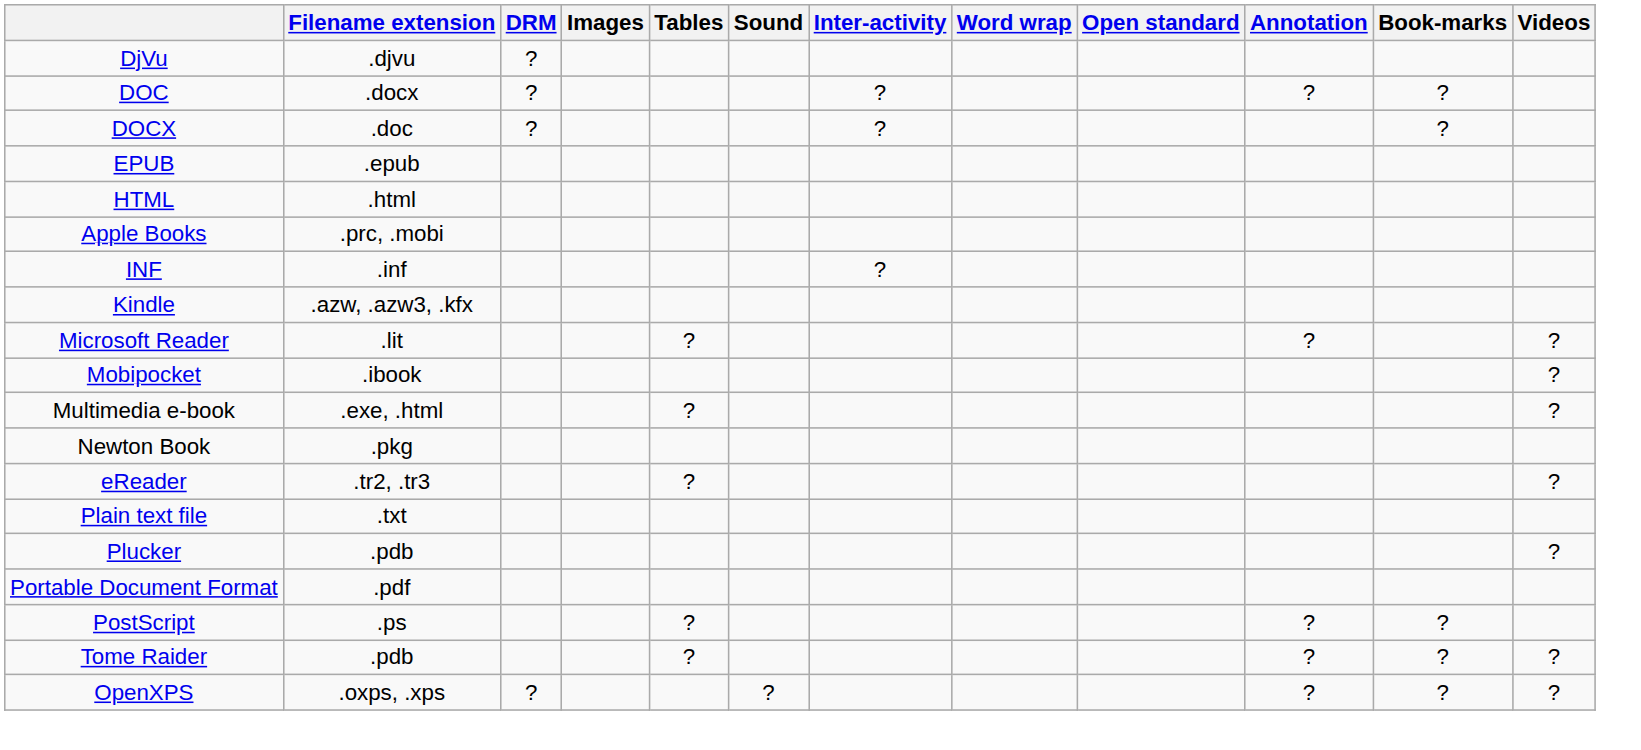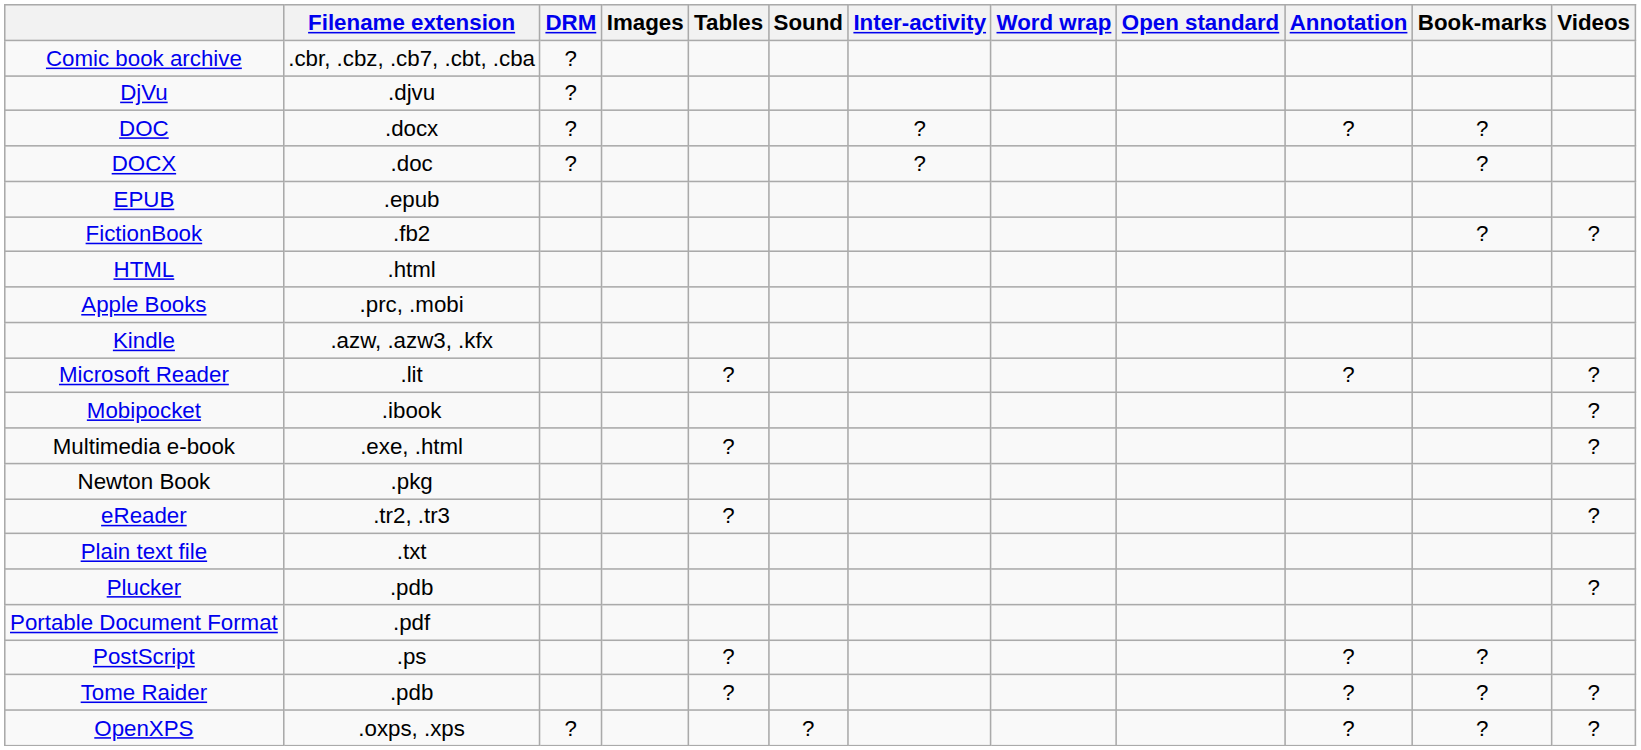+ row: (144, 58)
+ row: (144, 234)
- row: (144, 270)
